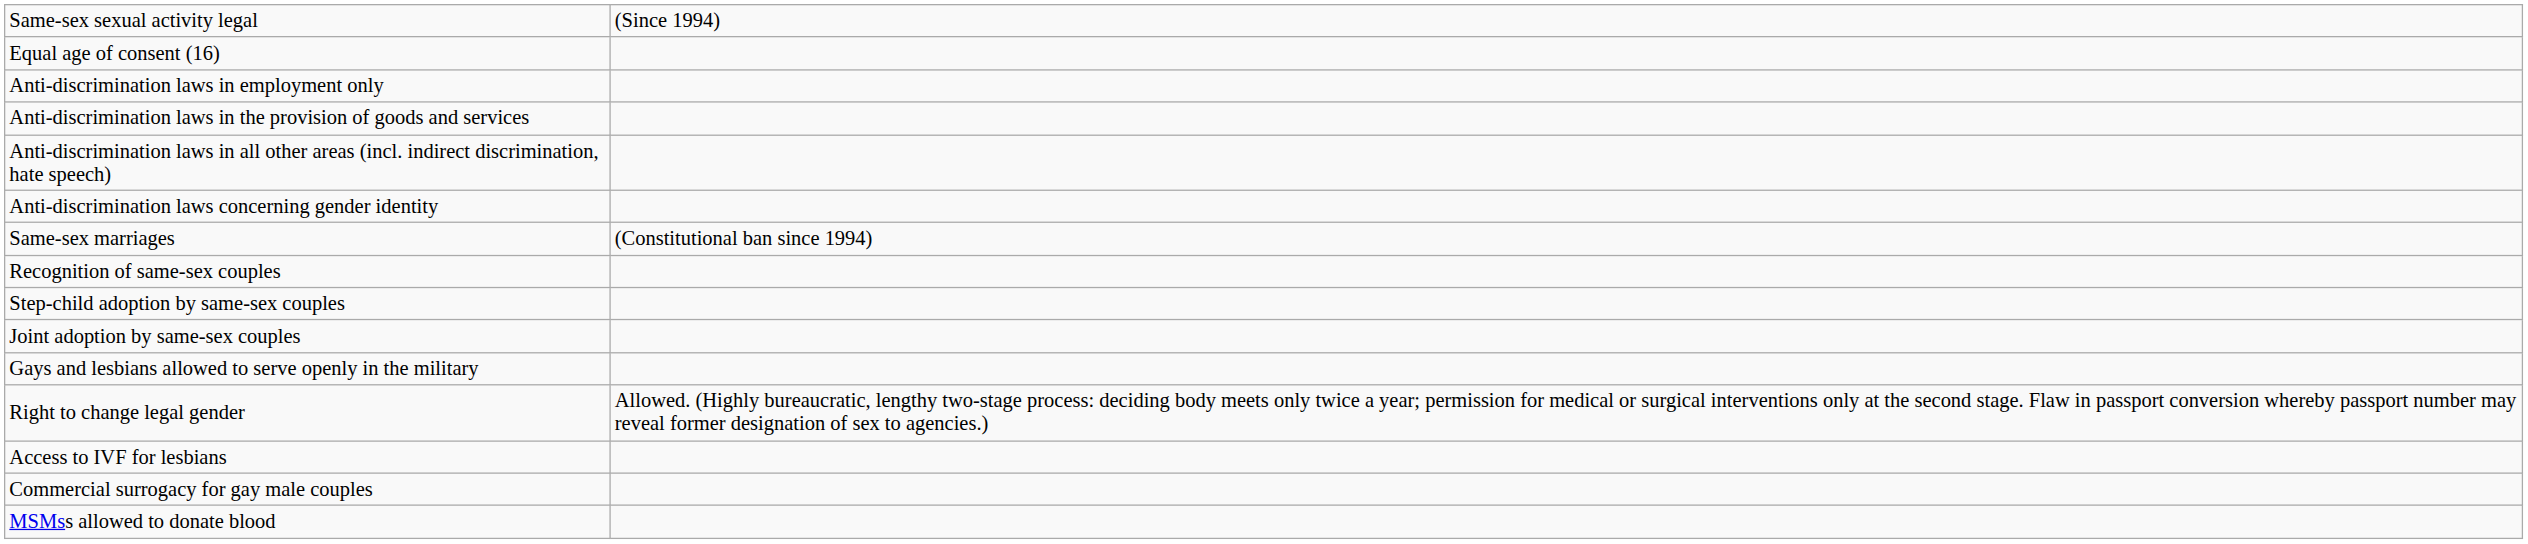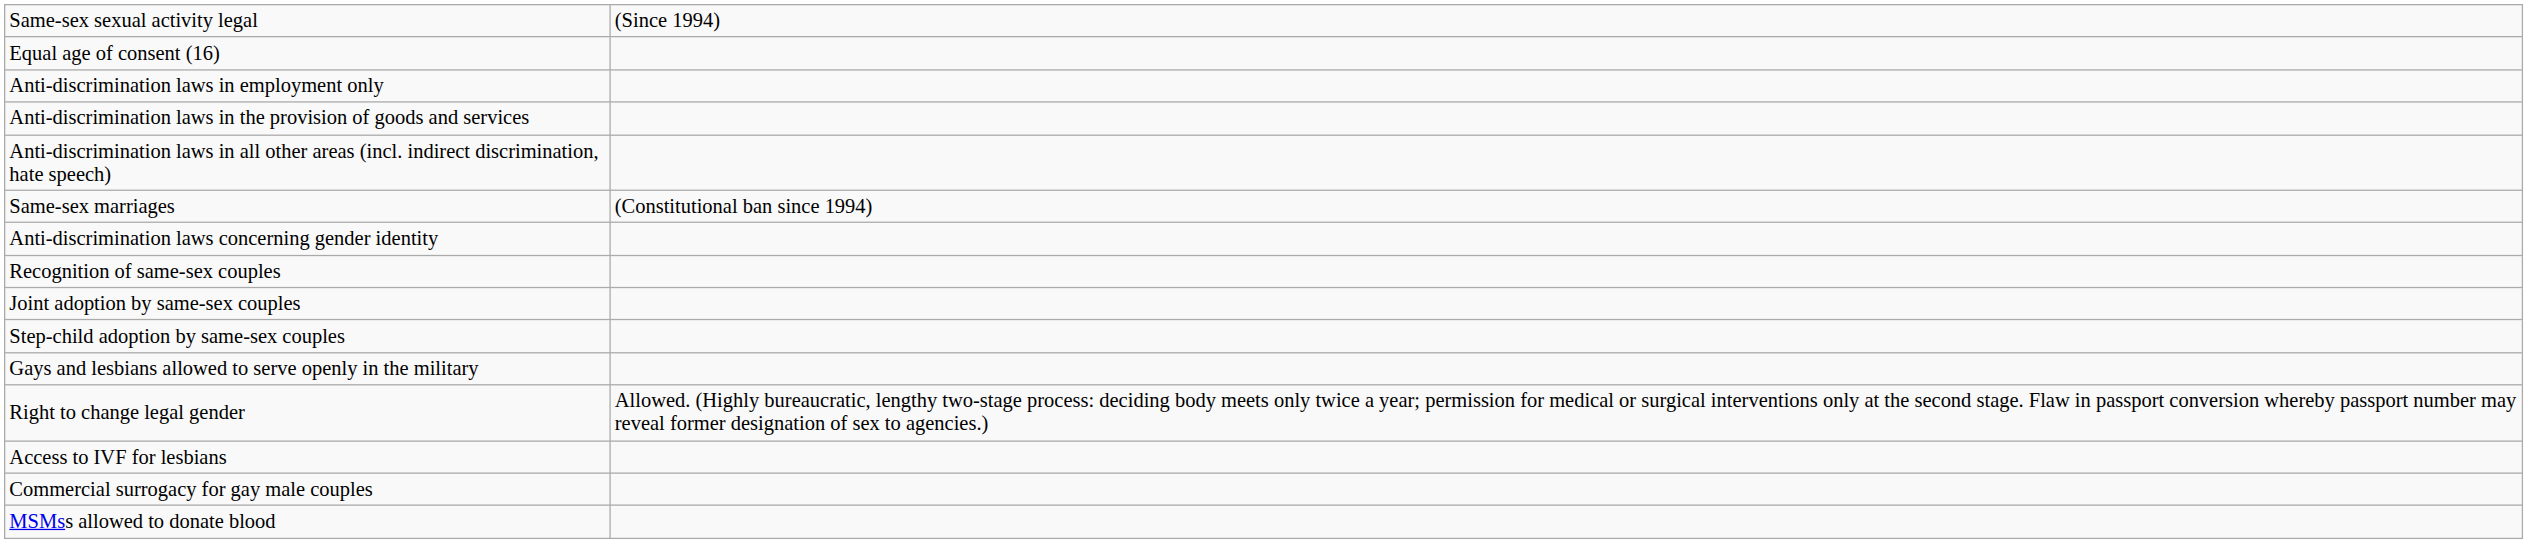rows swapped: (224, 206) <-> (92, 238)
rows swapped: (177, 303) <-> (155, 336)
